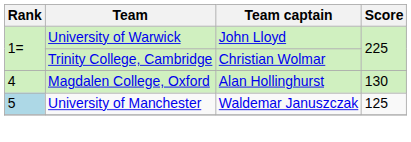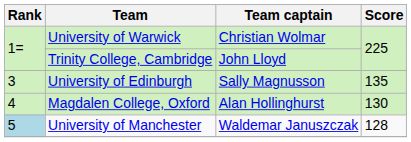(252, 37) John Lloyd -> (272, 37) Christian Wolmar
(272, 59) Christian Wolmar -> (252, 59) John Lloyd
+ row: (120, 81)
(376, 103) 125 -> (376, 125) 128
